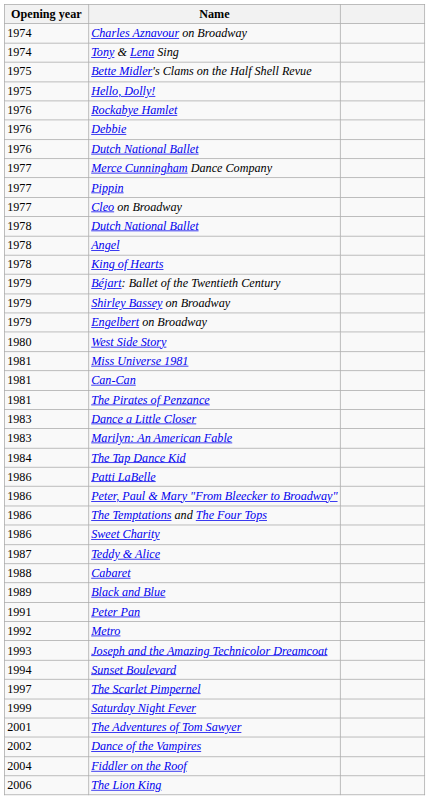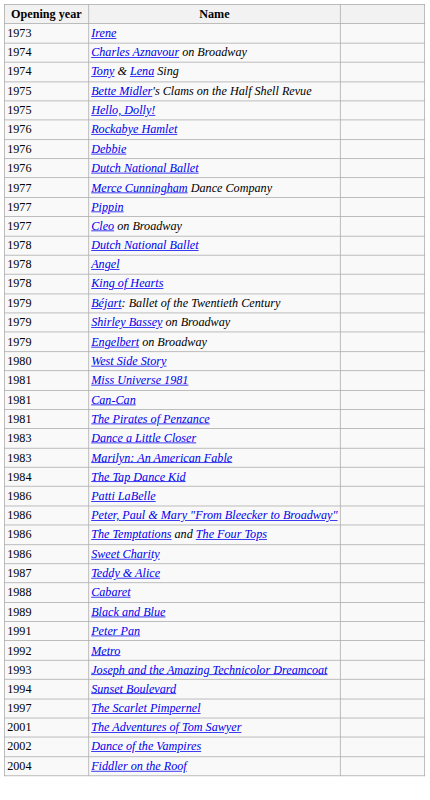+ row: (19, 33)
- row: (19, 708)
- row: (19, 785)
